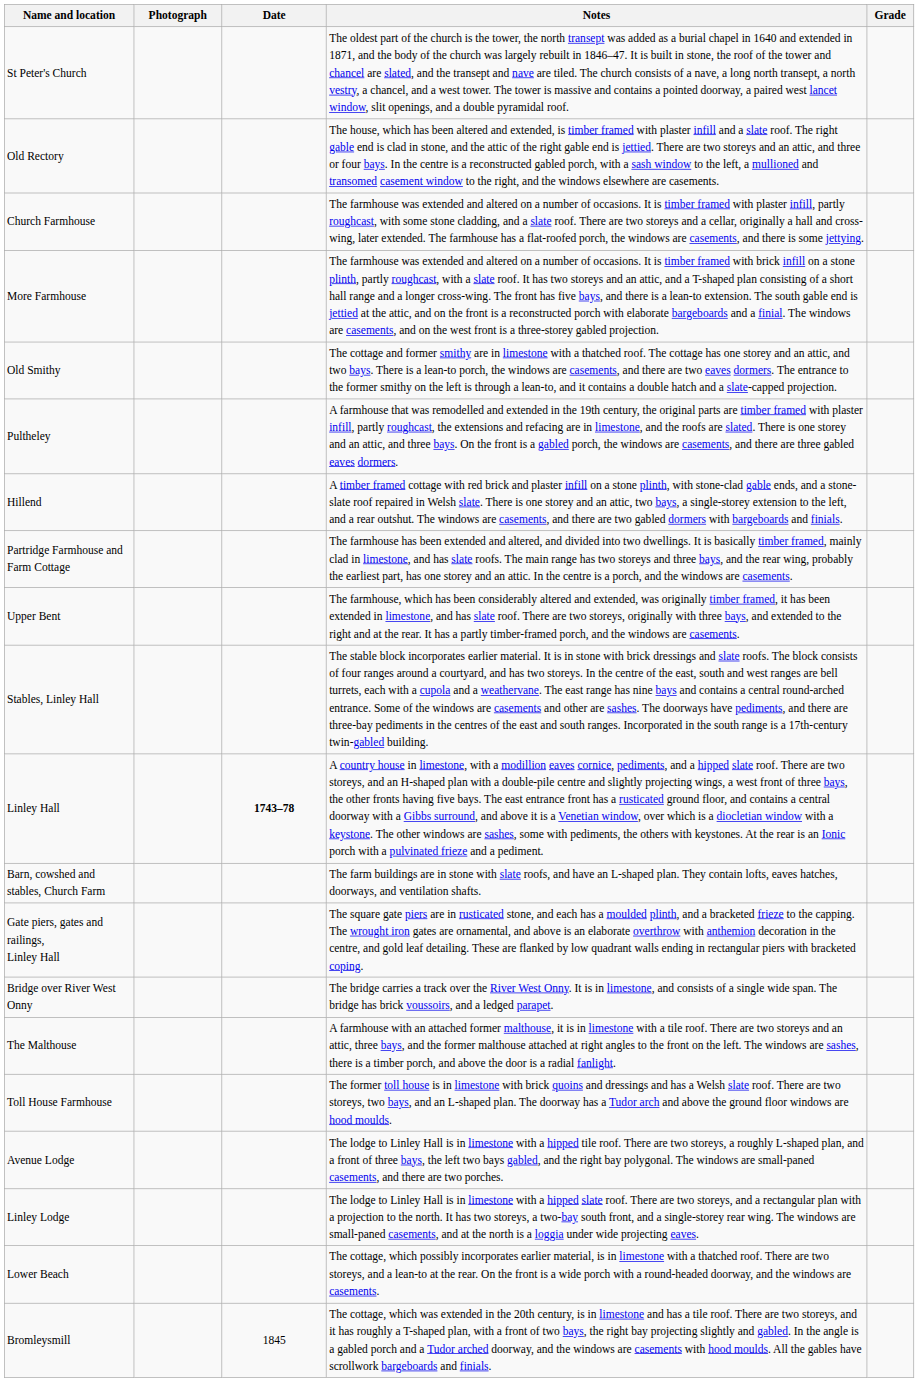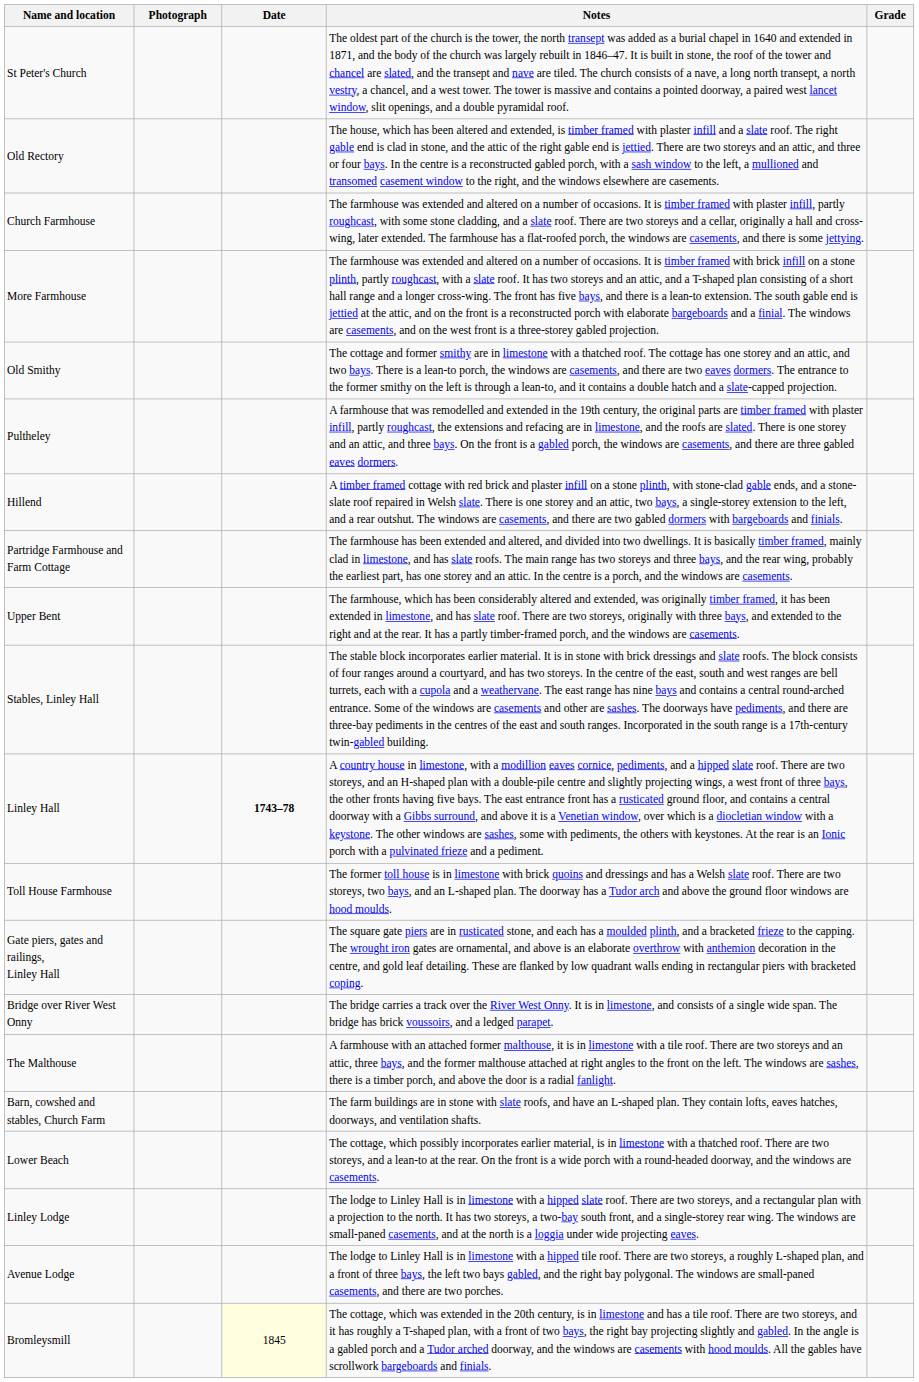rows swapped: (56, 883) <-> (59, 1102)
rows swapped: (41, 1160) <-> (38, 1274)
(274, 1340) no background -> (274, 1340) lightyellow background
